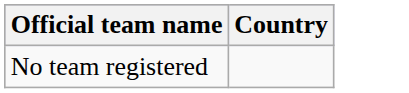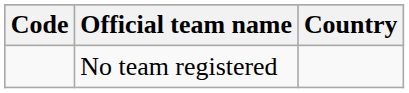+ column: (40, 25)
